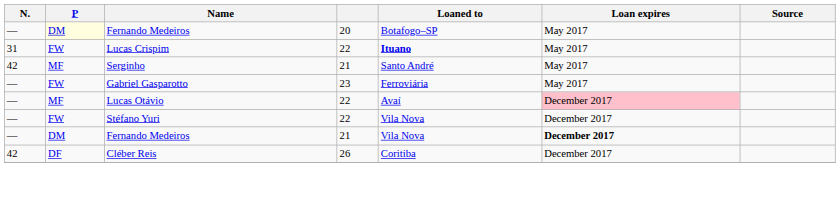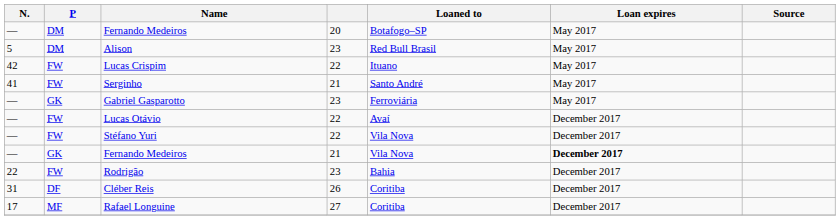(57, 31) lightyellow background -> (55, 31) no background
+ row: (118, 48)
(12, 48) 31 -> (12, 66) 42
(396, 48) bold -> (383, 66) normal
(12, 66) 42 -> (12, 83) 41
(56, 66) MF -> (55, 83) FW
(56, 83) FW -> (55, 101) GK
(56, 101) MF -> (55, 118) FW
(578, 101) pink background -> (587, 118) no background
(57, 136) DM -> (55, 153) GK
+ row: (123, 171)
(12, 153) 42 -> (12, 188) 31
+ row: (139, 206)
